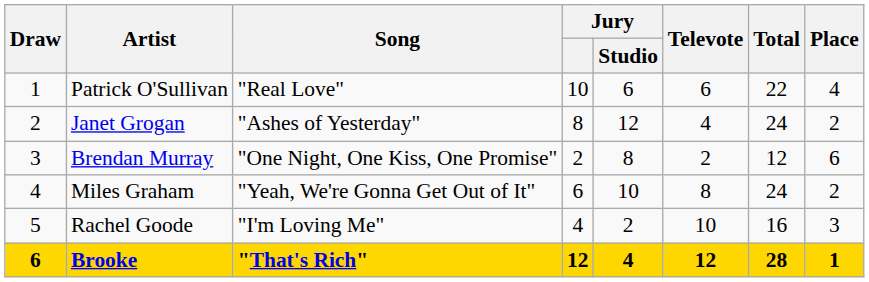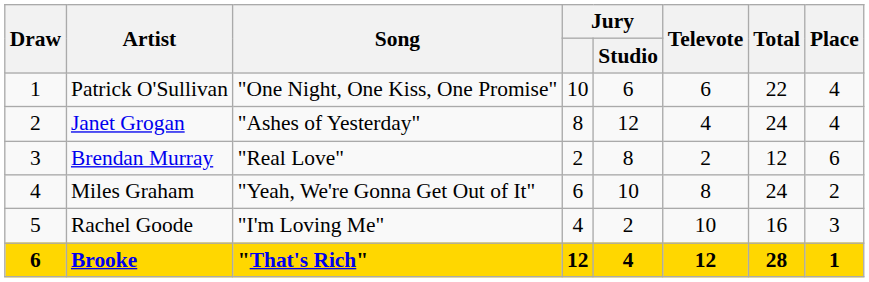(291, 89) "Real Love" -> (397, 89) "One Night, One Kiss, One Promise"
(834, 123) 2 -> (834, 123) 4
(397, 157) "One Night, One Kiss, One Promise" -> (291, 157) "Real Love"
